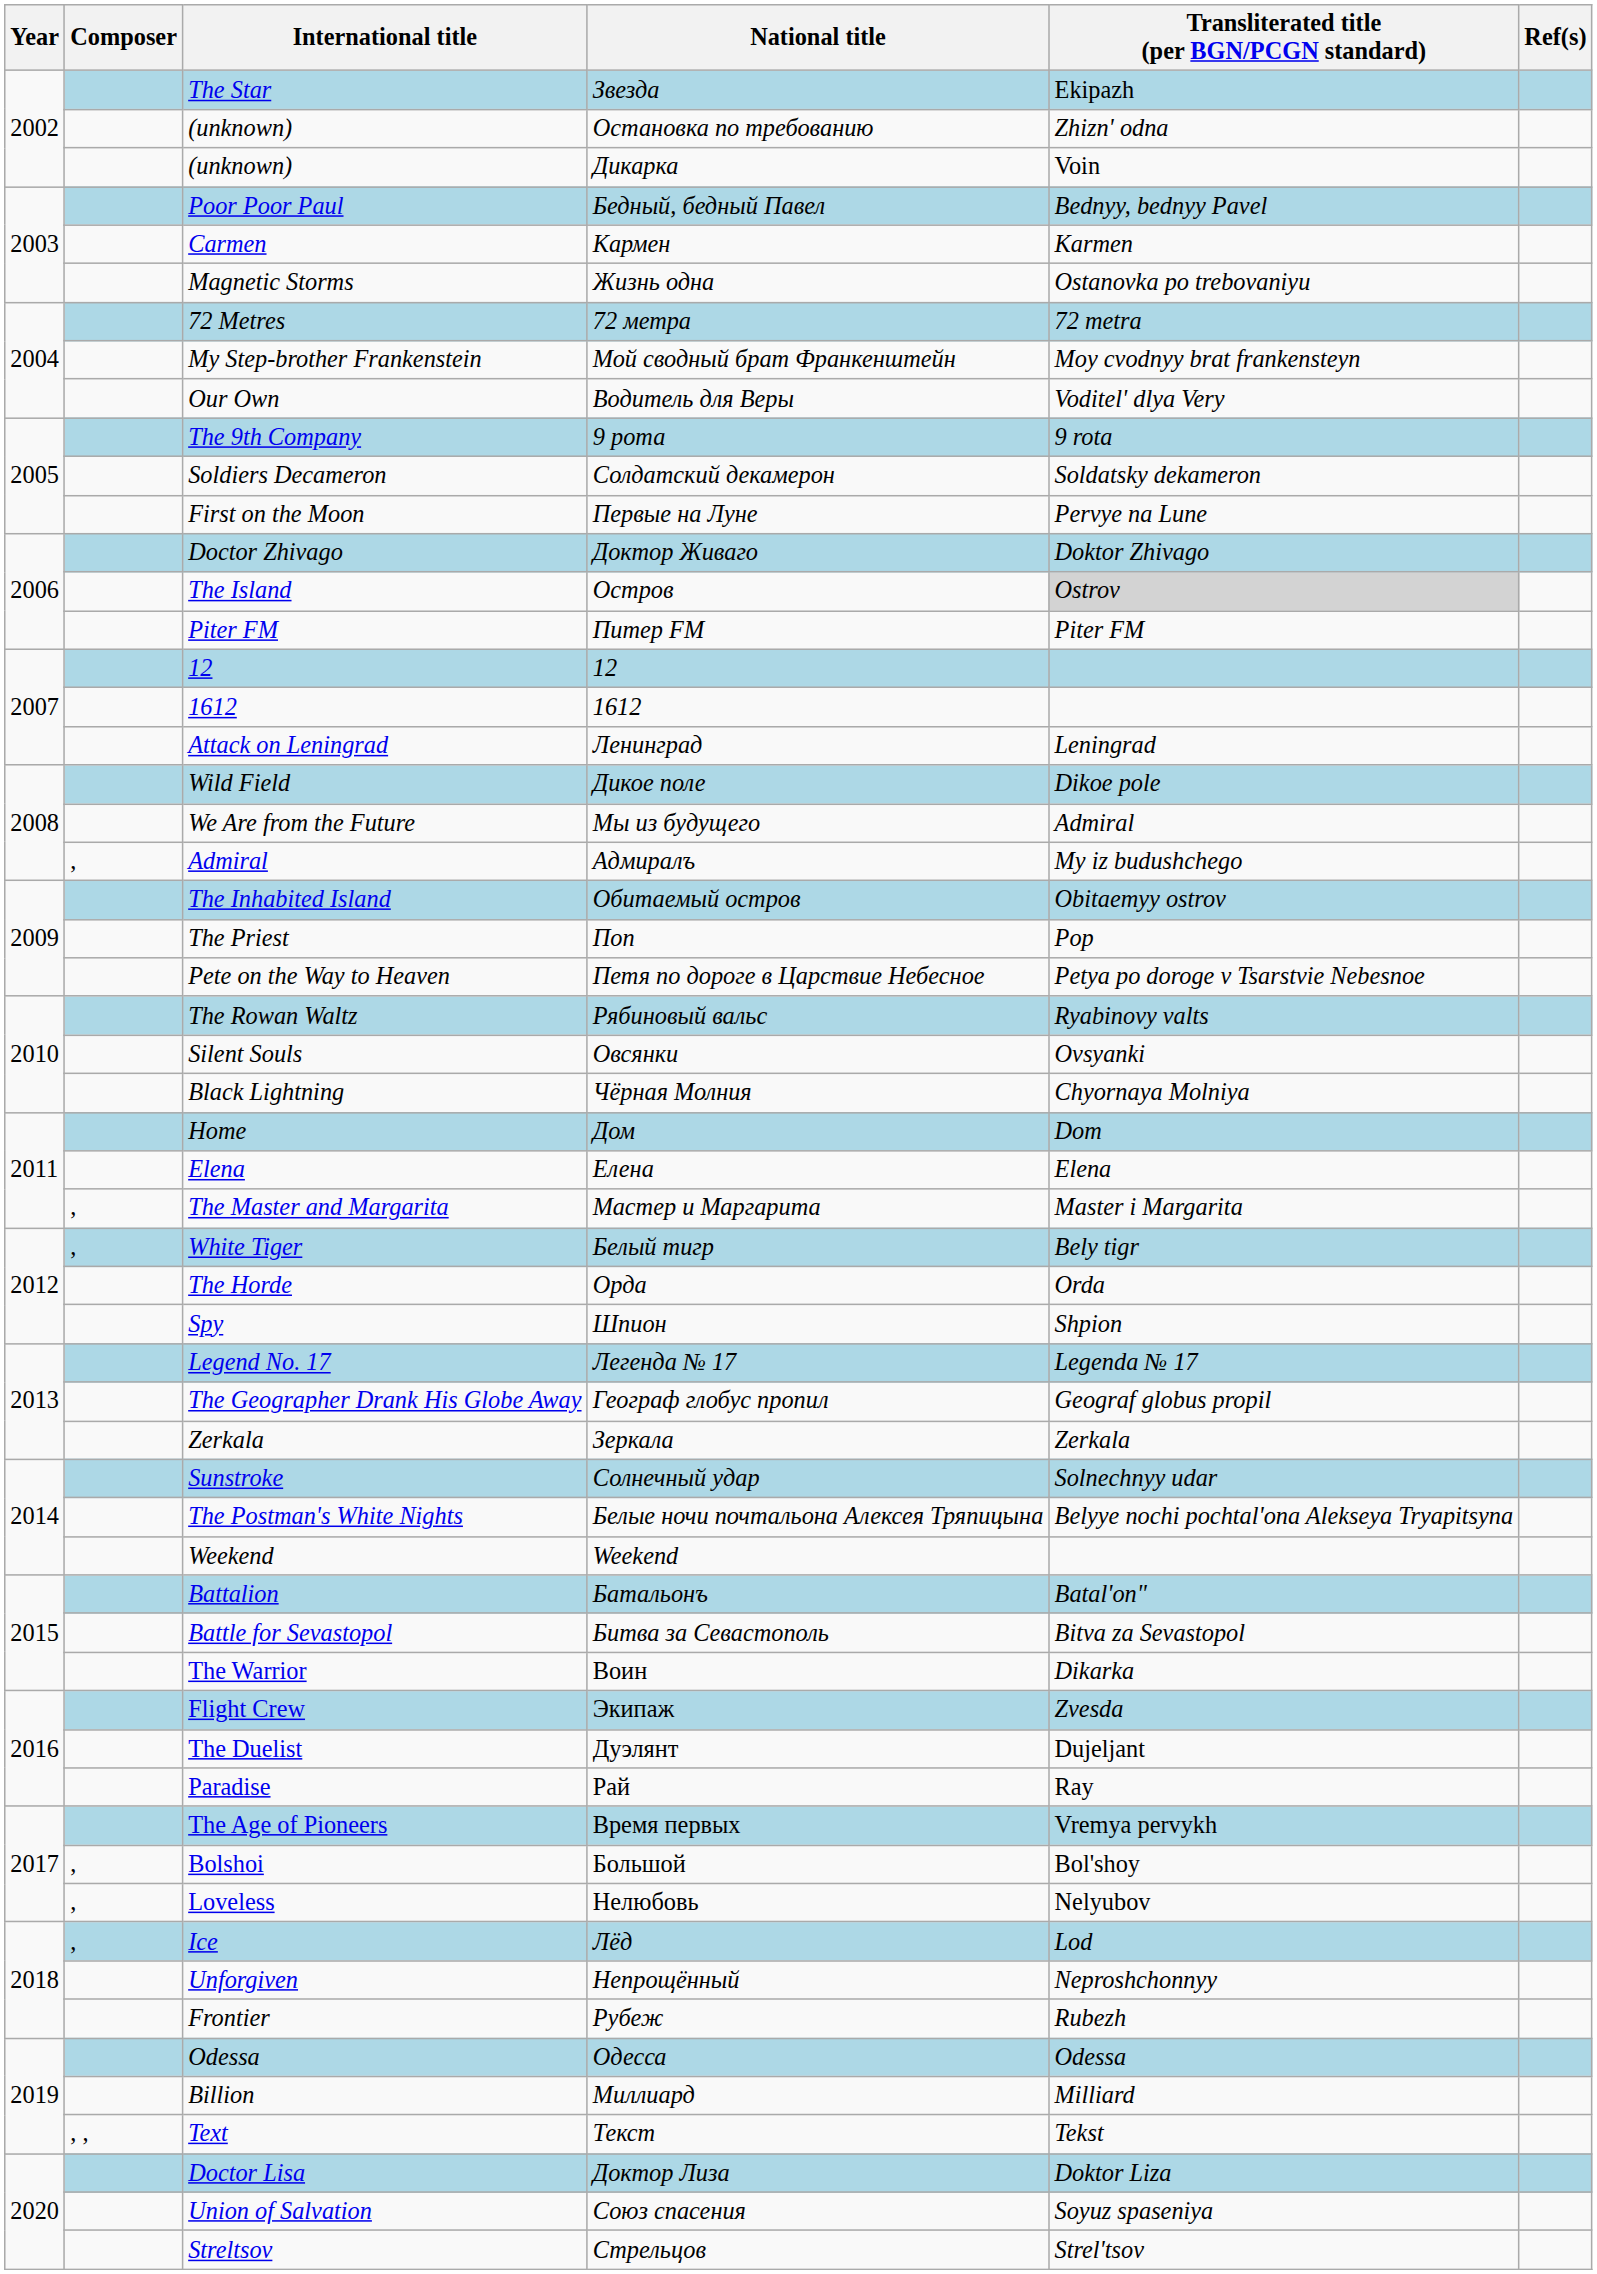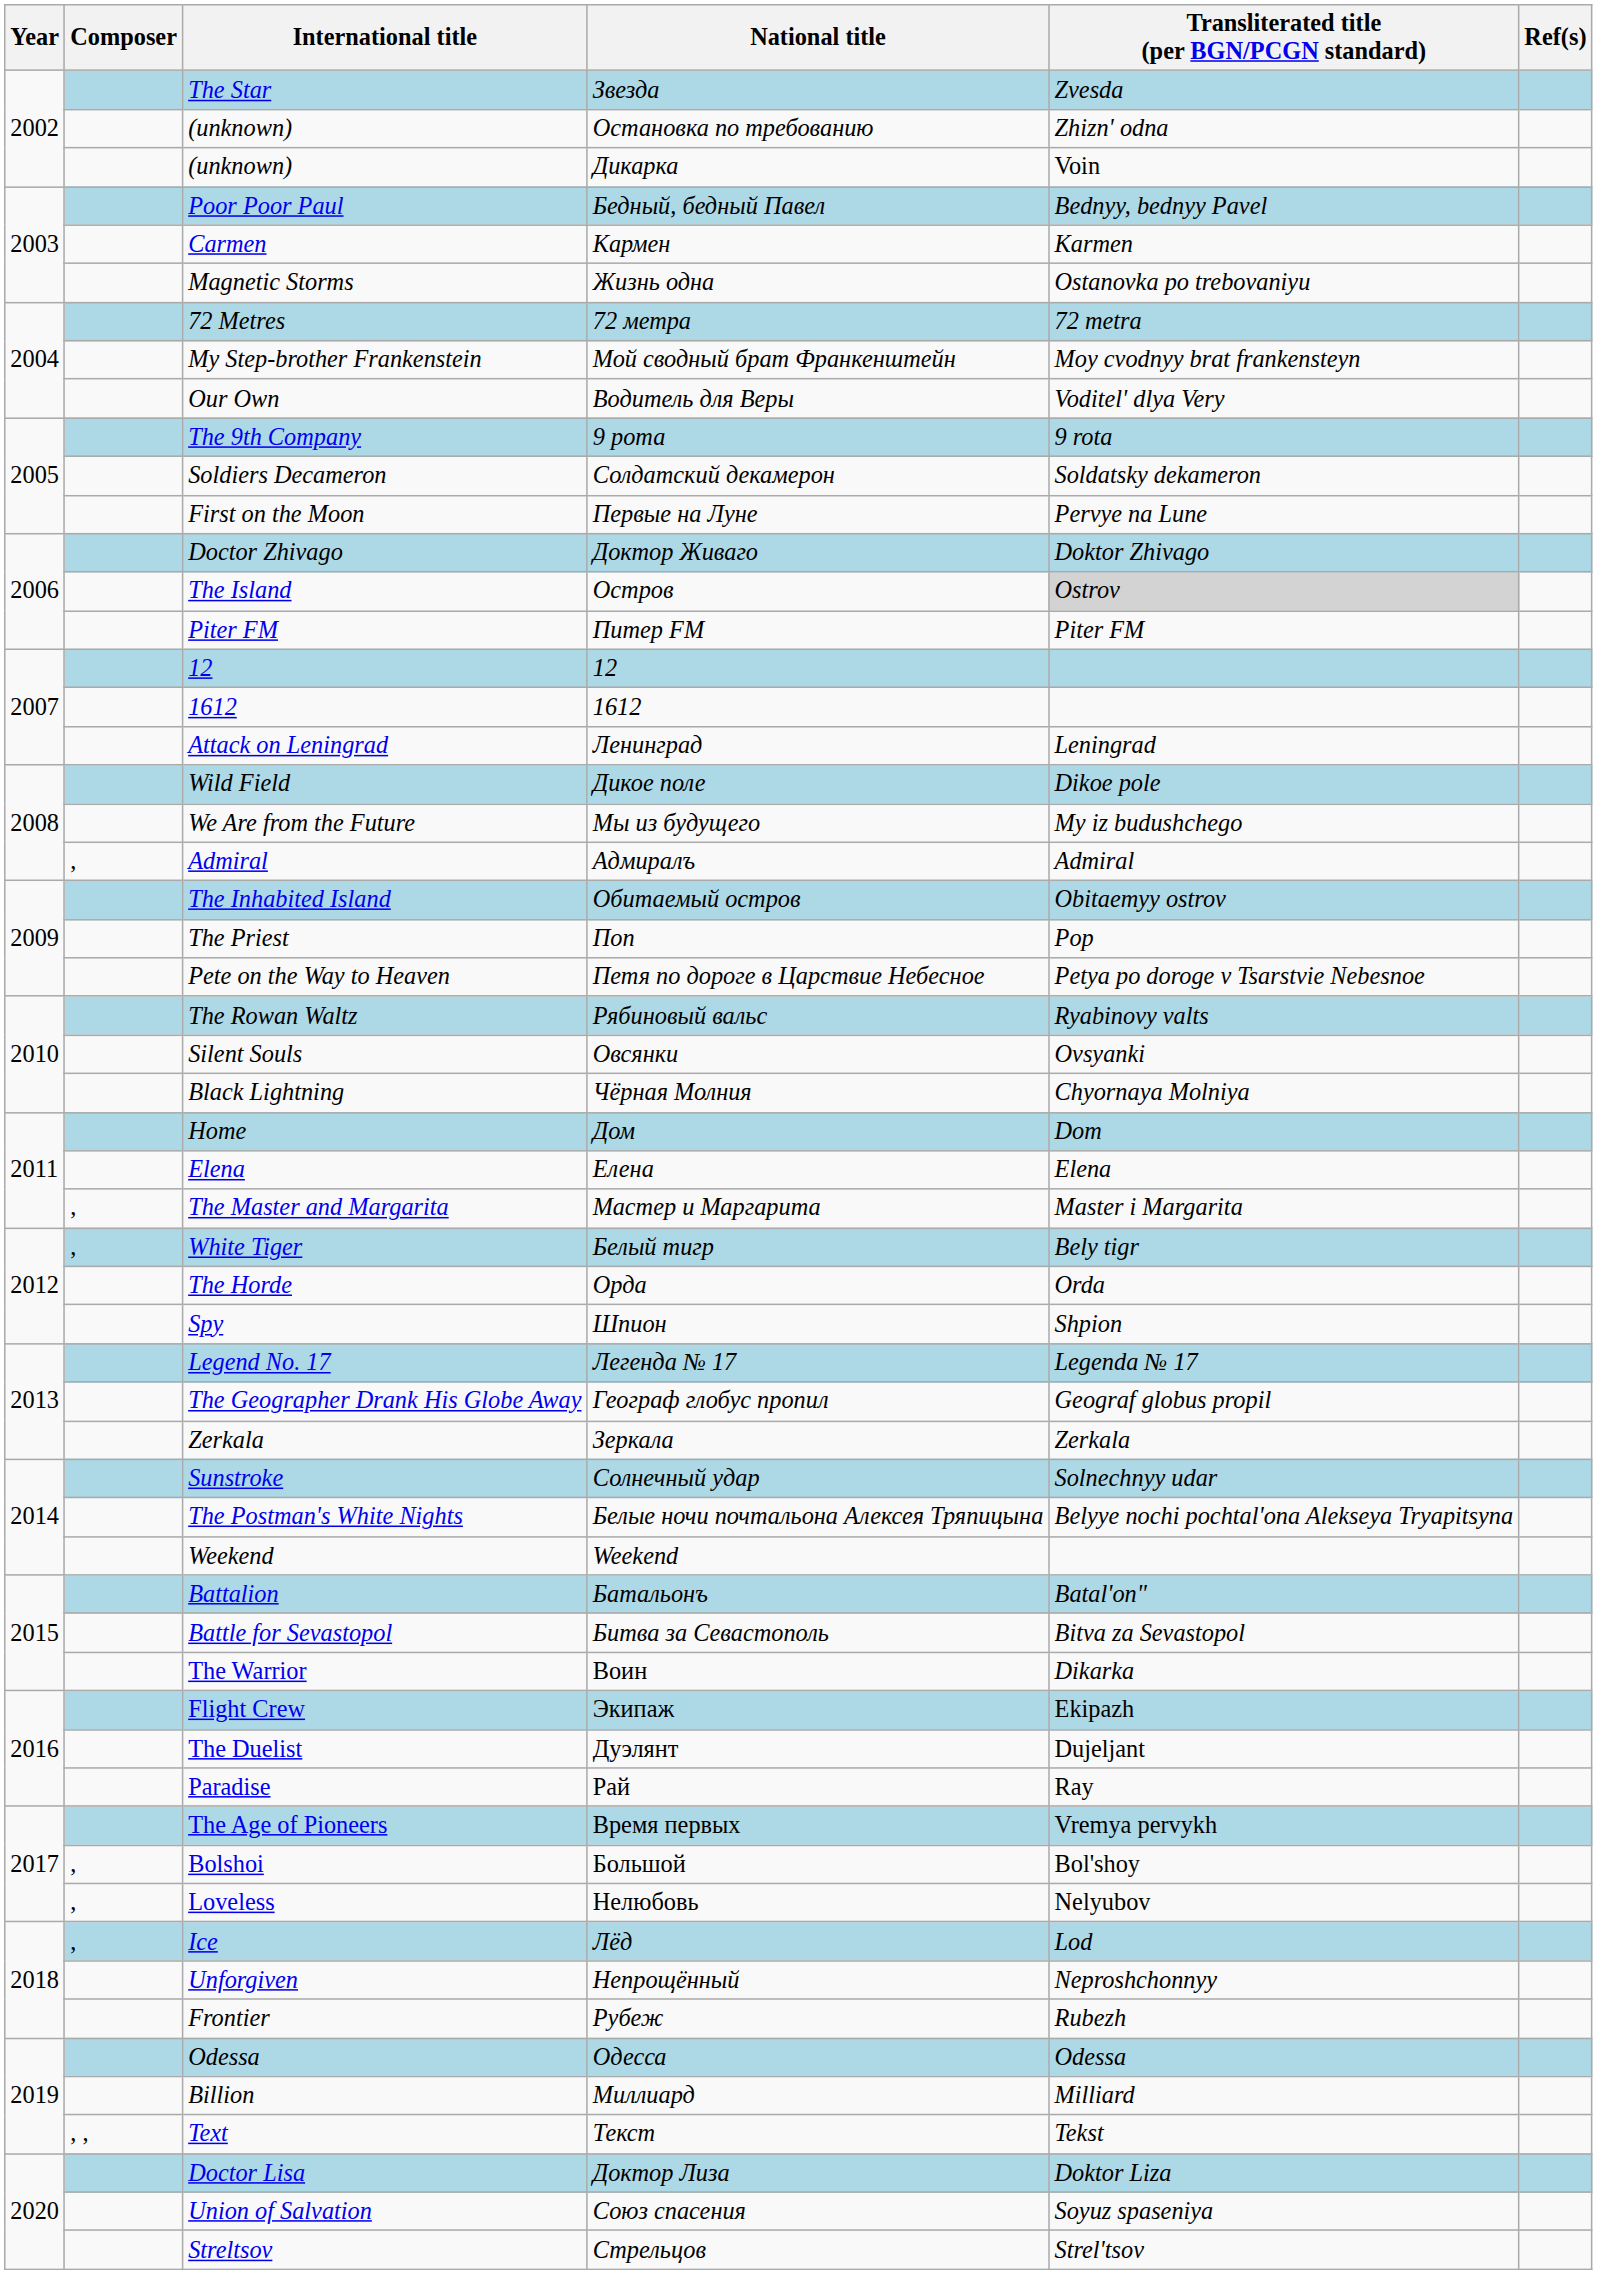(1094, 89) Ekipazh -> (1089, 89) Zvesda
(1094, 822) Admiral -> (1148, 822) My iz budushchego
(1148, 861) My iz budushchego -> (1094, 861) Admiral
(1089, 1709) Zvesda -> (1094, 1709) Ekipazh
